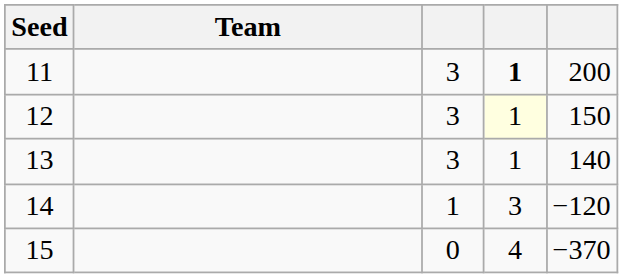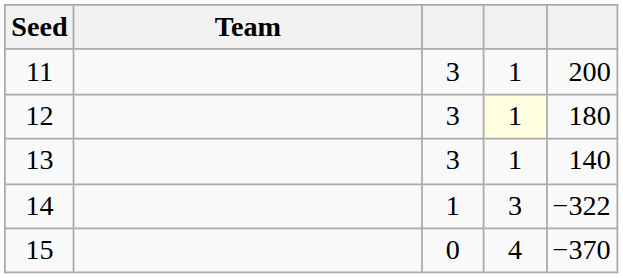(515, 71) bold -> (515, 71) normal
(590, 116) 150 -> (590, 116) 180
(582, 205) −120 -> (582, 205) −322
